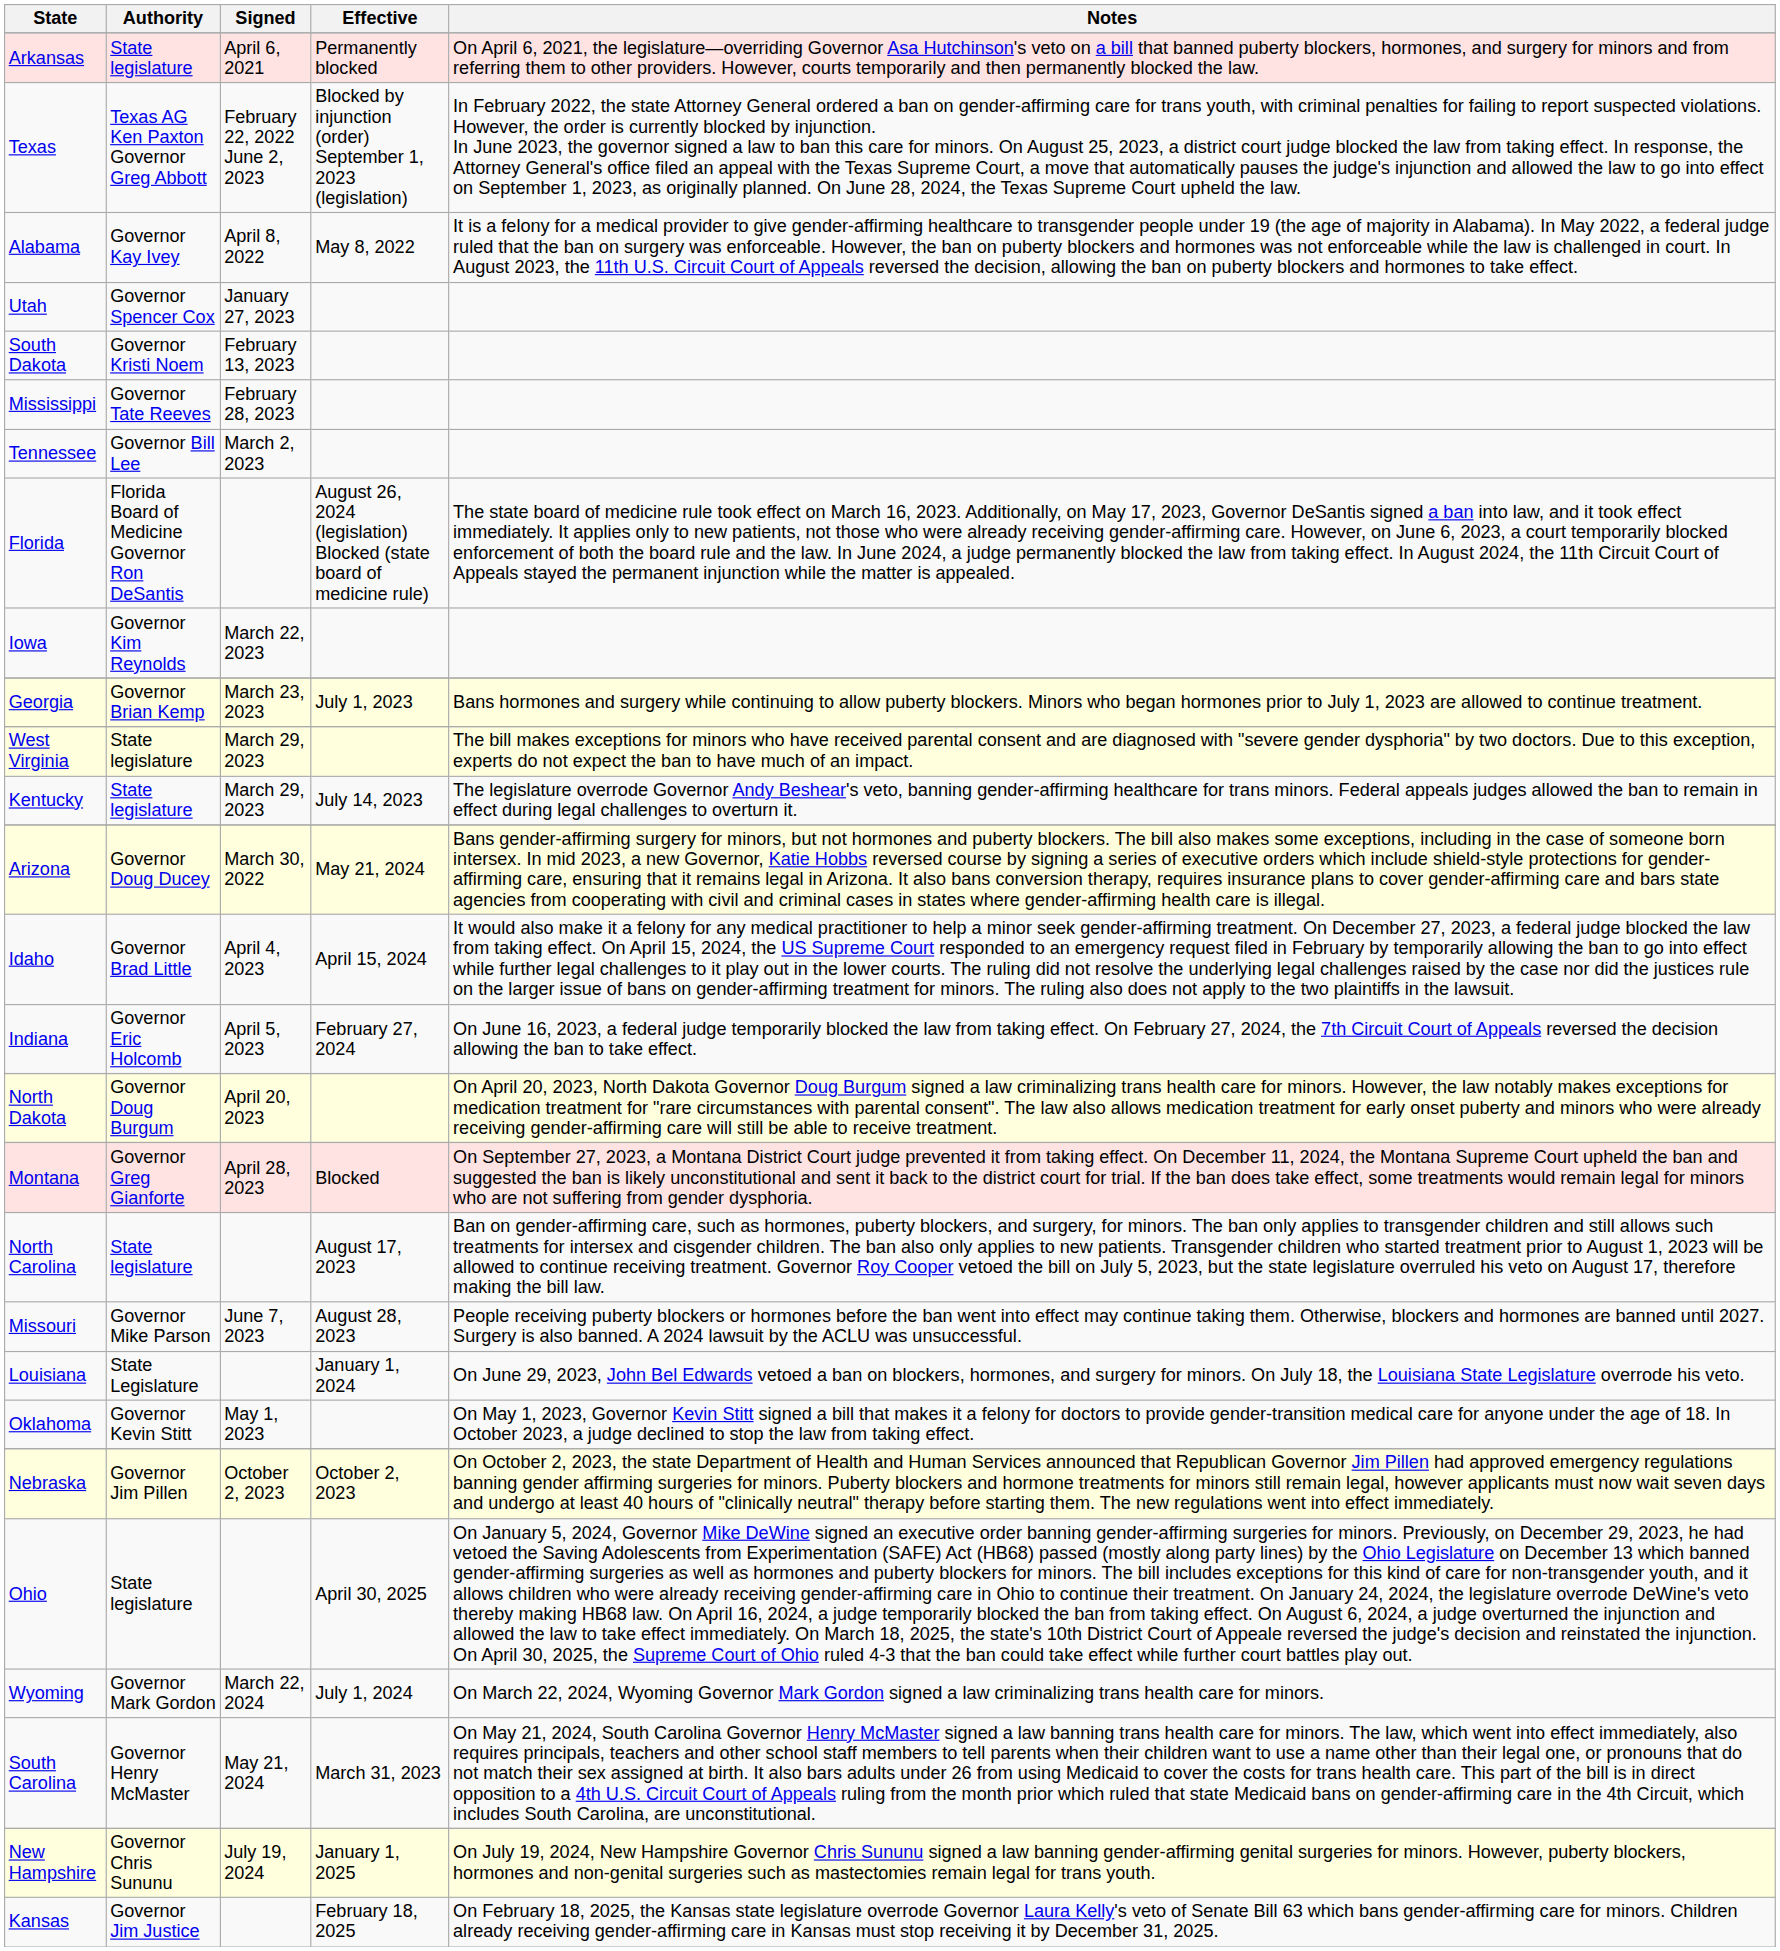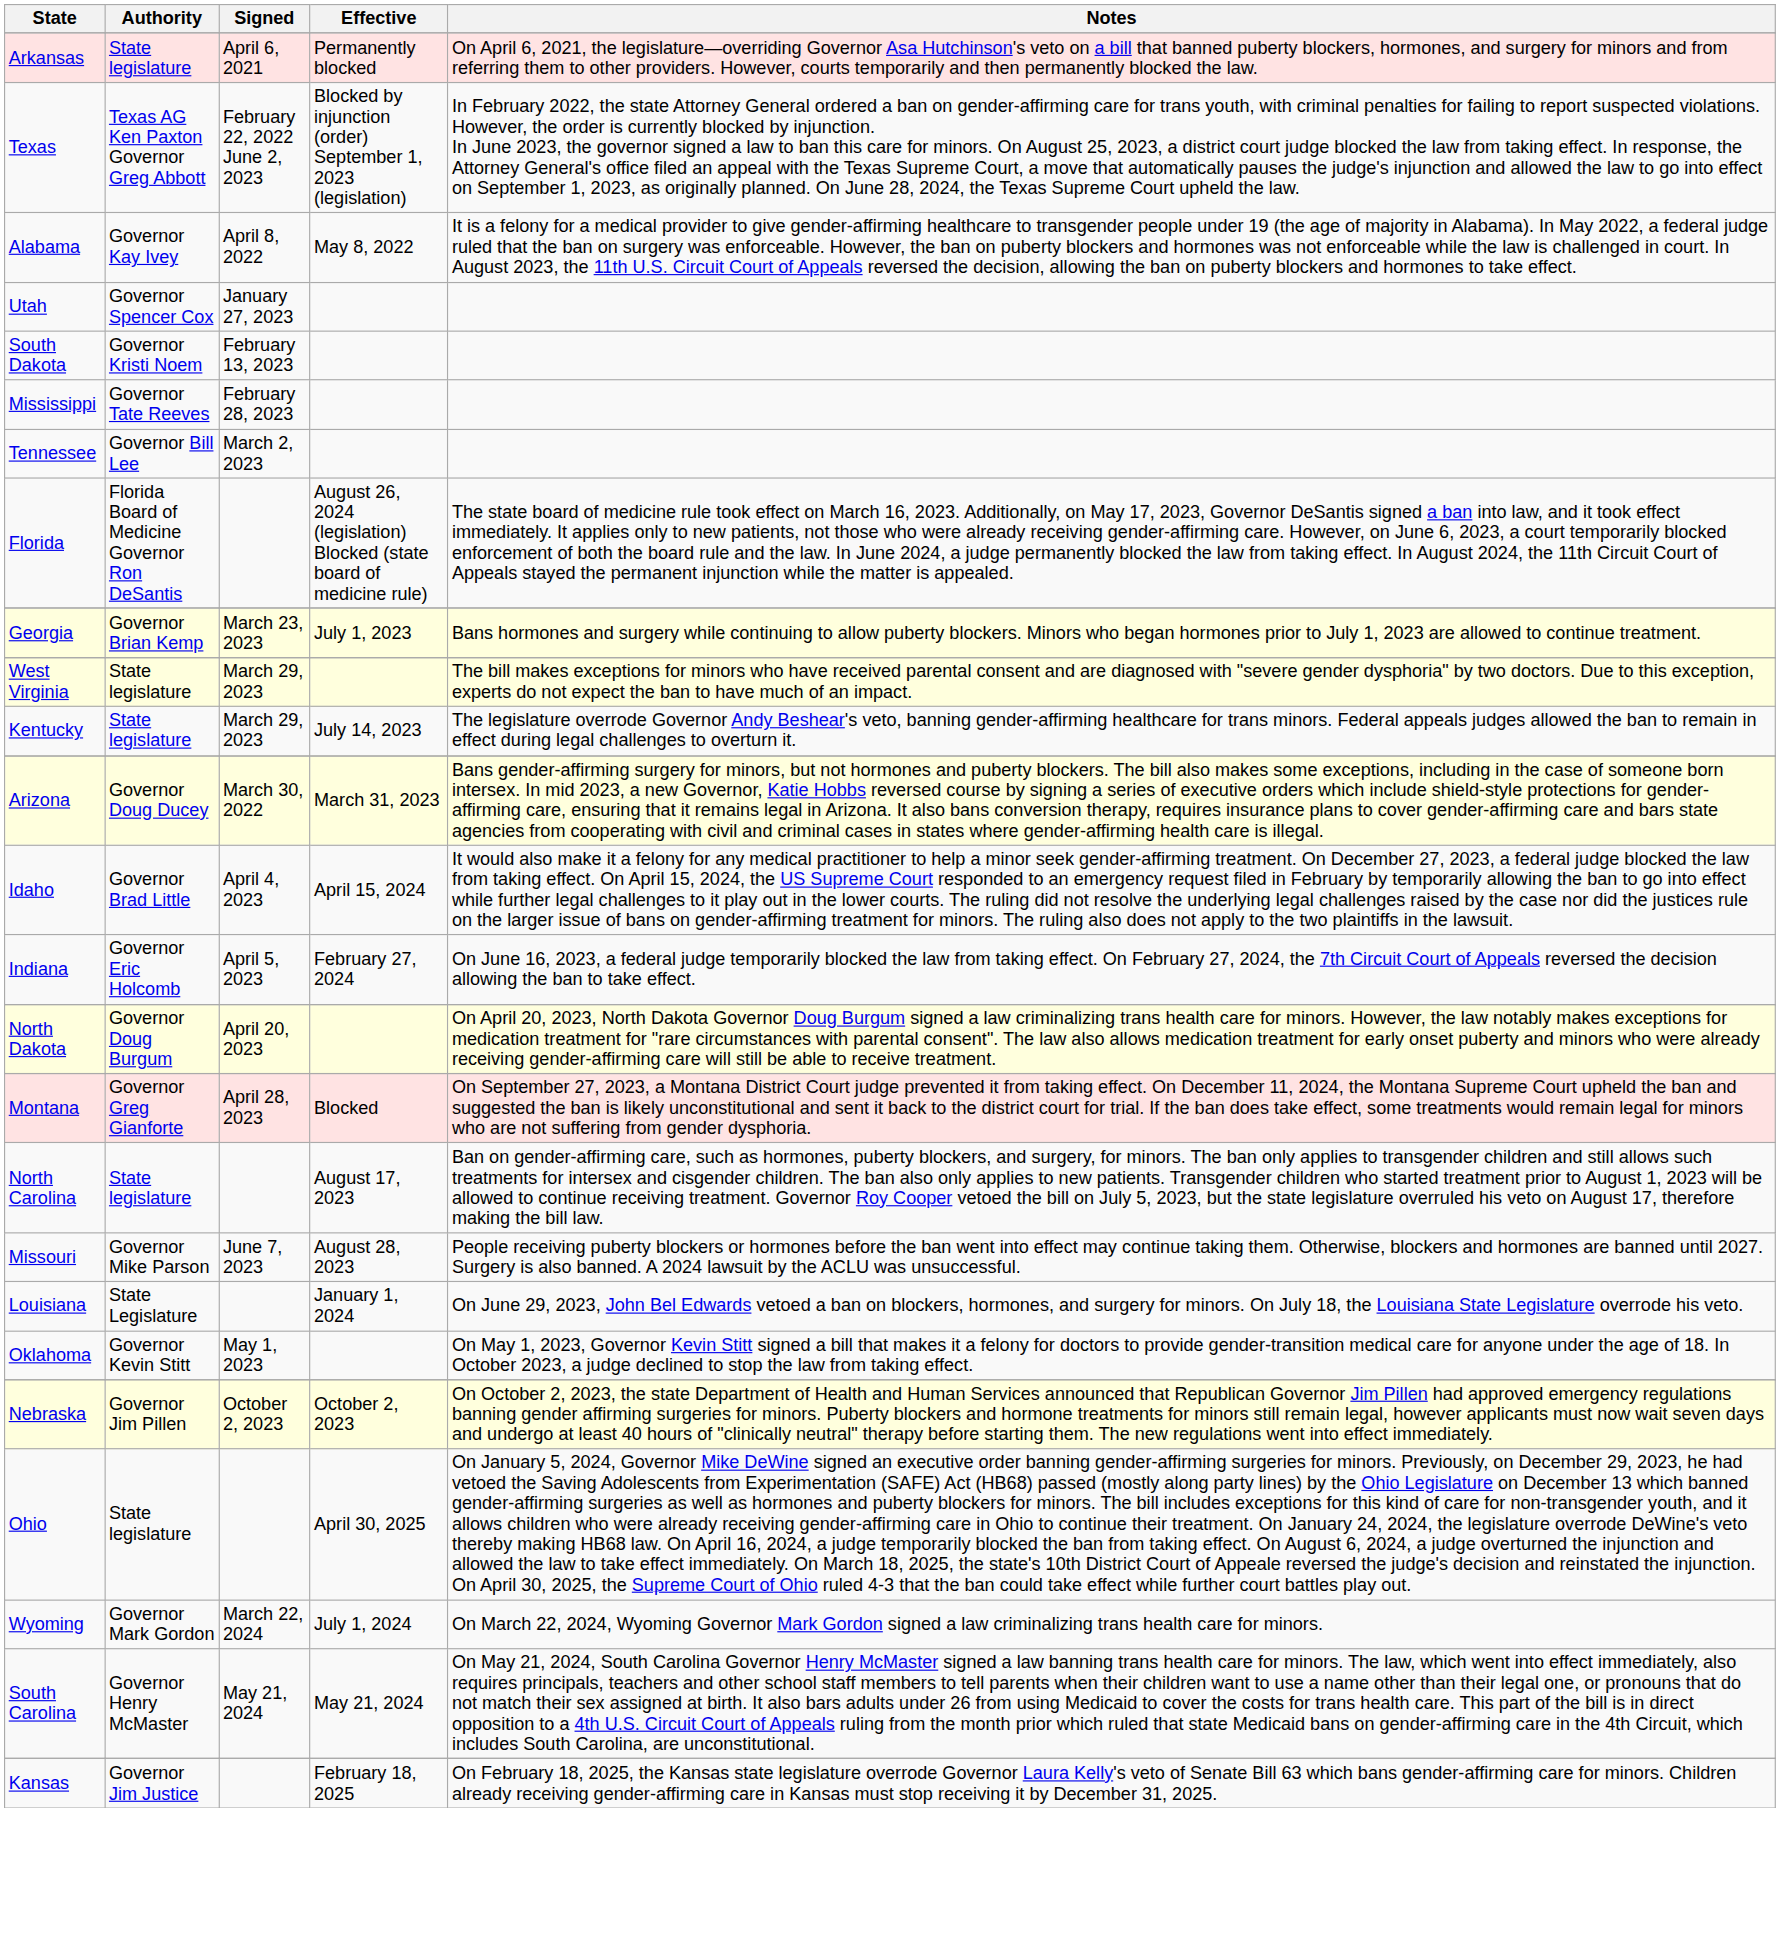- row: (28, 643)
(370, 869) May 21, 2024 -> (377, 800) March 31, 2023
(378, 1773) March 31, 2023 -> (369, 1703) May 21, 2024
- row: (52, 1862)
